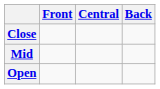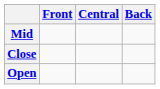rows swapped: (22, 34) <-> (22, 53)
